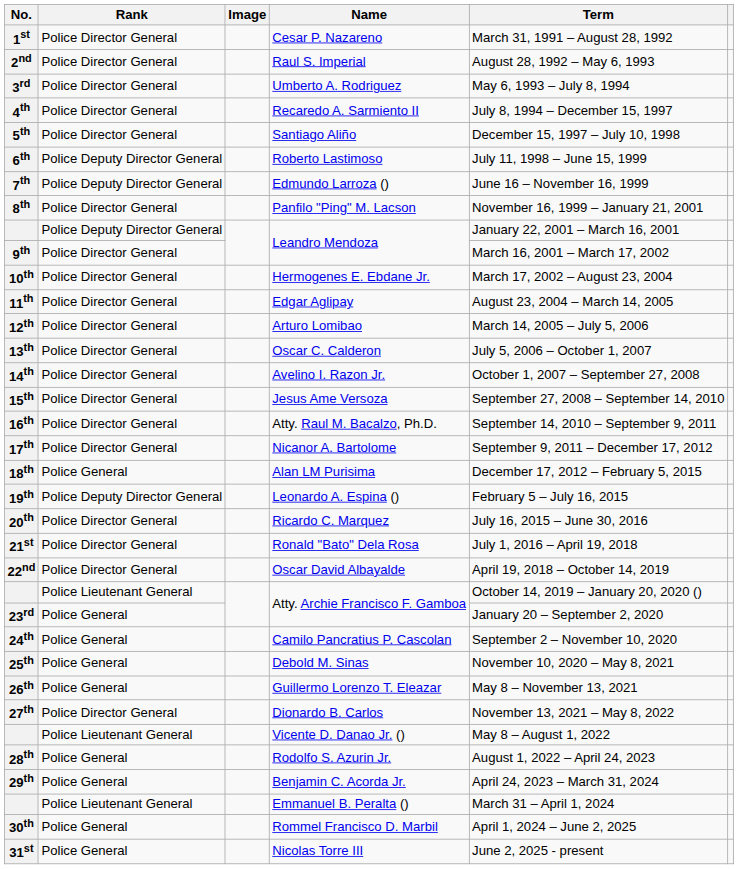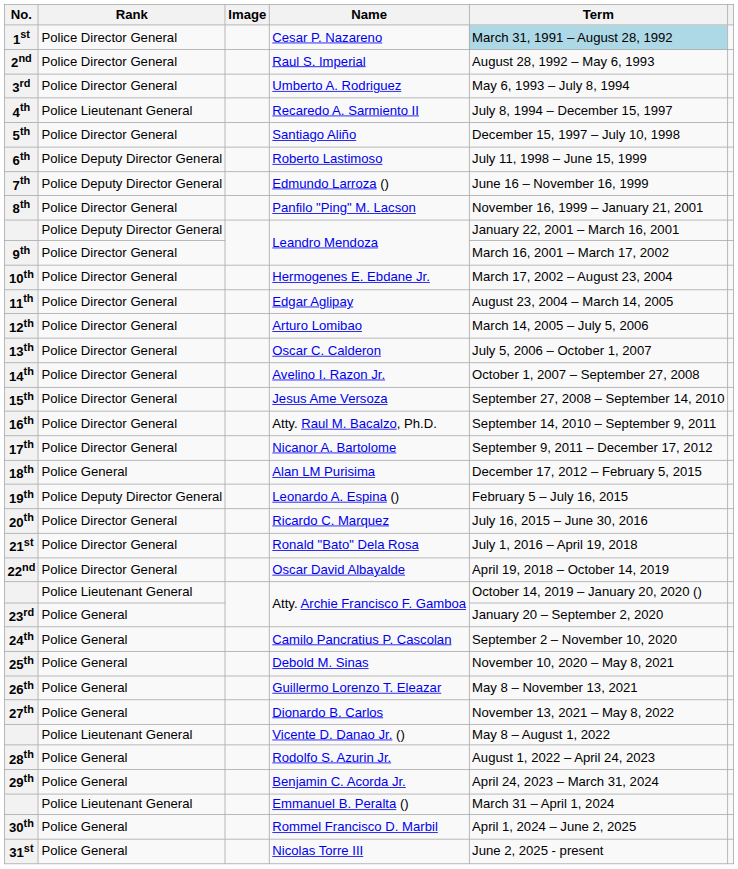(572, 37) no background -> (572, 37) lightblue background
(109, 110) Police Director General -> (117, 110) Police Lieutenant General
(109, 712) Police Director General -> (84, 712) Police General
